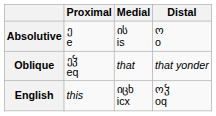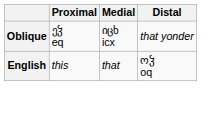- row: (34, 36)
(126, 66) that -> (110, 36) იცხ icx
(125, 96) იცხ icx -> (111, 66) that
